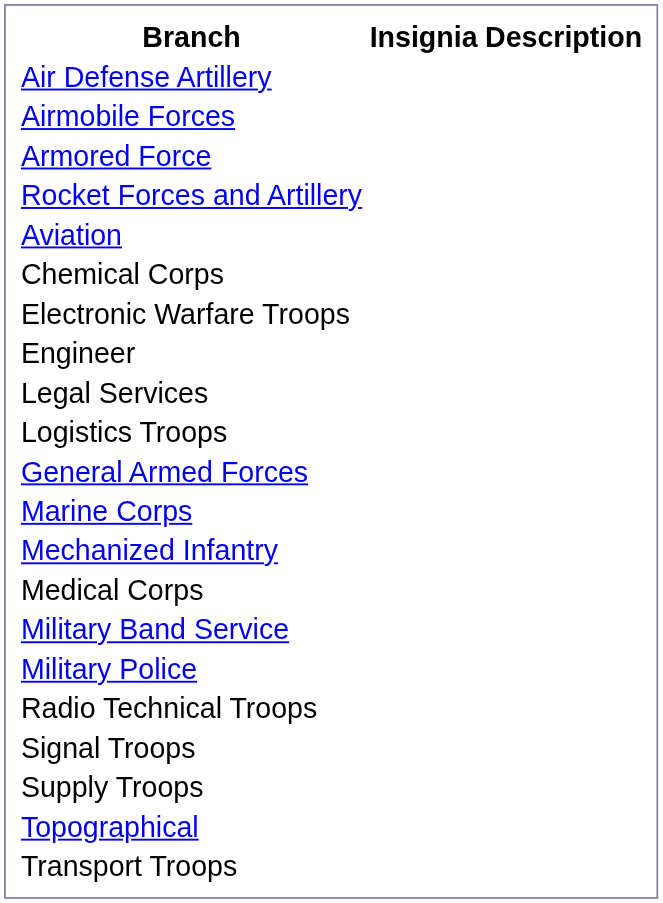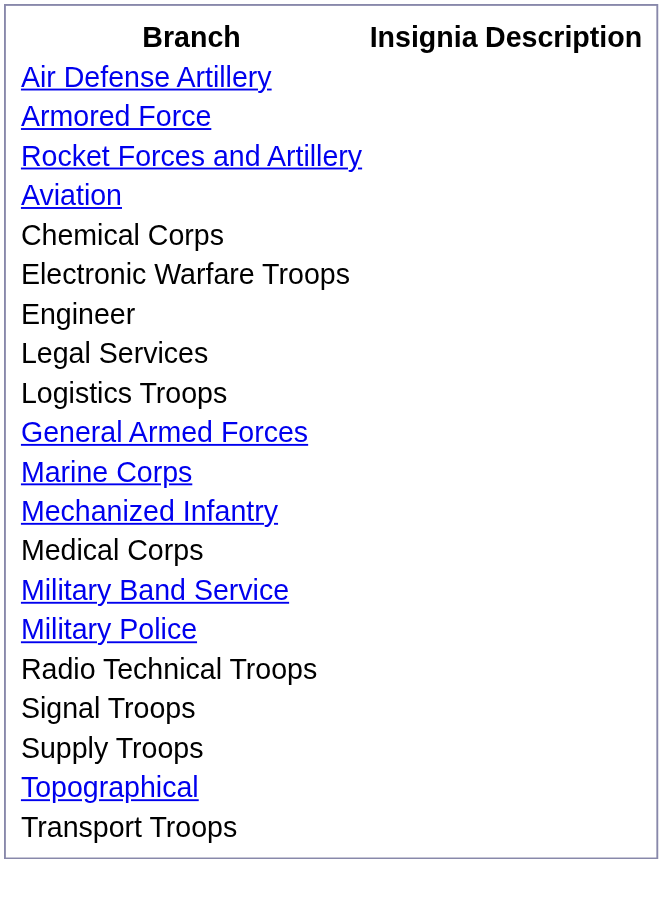- row: (128, 116)
